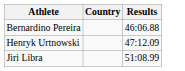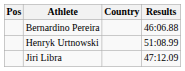+ column: (14, 12)
(142, 43) 47:12.09 -> (161, 43) 51:08.99
(142, 58) 51:08.99 -> (161, 58) 47:12.09
